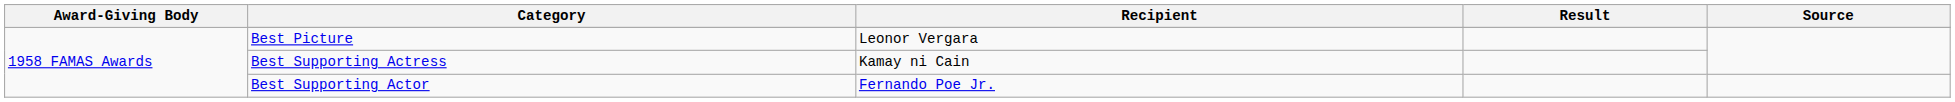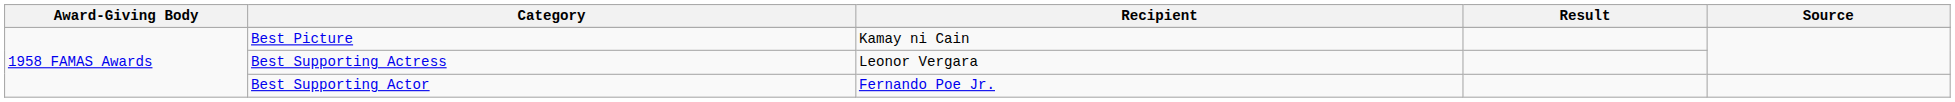(918, 39) Leonor Vergara -> (914, 39) Kamay ni Cain
(914, 62) Kamay ni Cain -> (918, 62) Leonor Vergara
